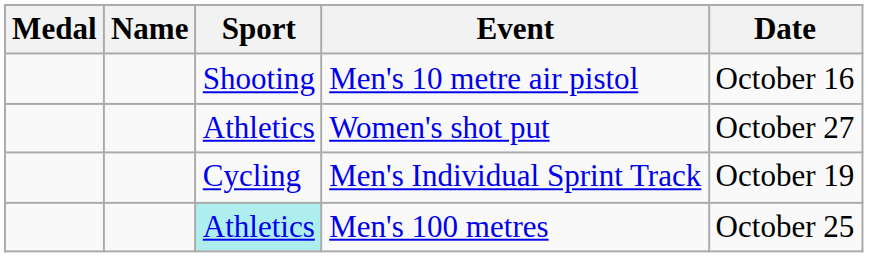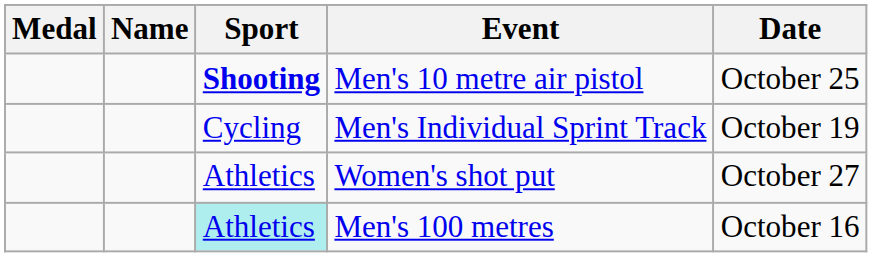(259, 78) normal -> (261, 78) bold
(785, 78) October 16 -> (790, 78) October 25
rows swapped: (439, 127) <-> (515, 176)
(785, 226) October 25 -> (790, 226) October 16
